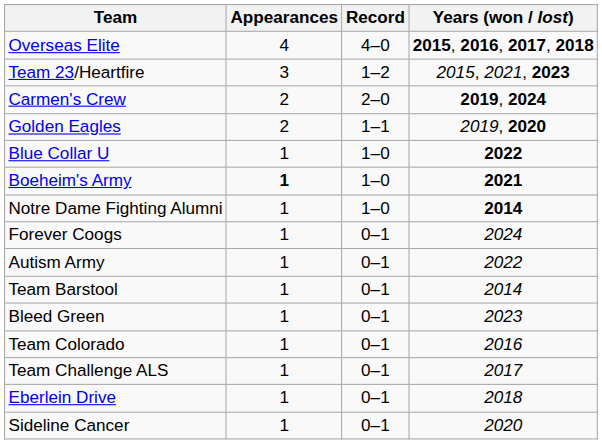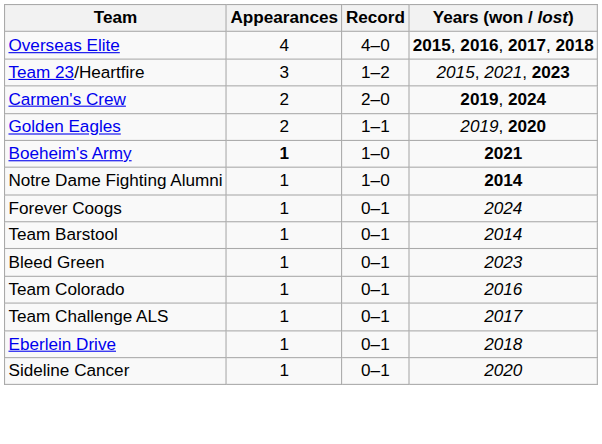- row: (59, 153)
- row: (57, 262)
